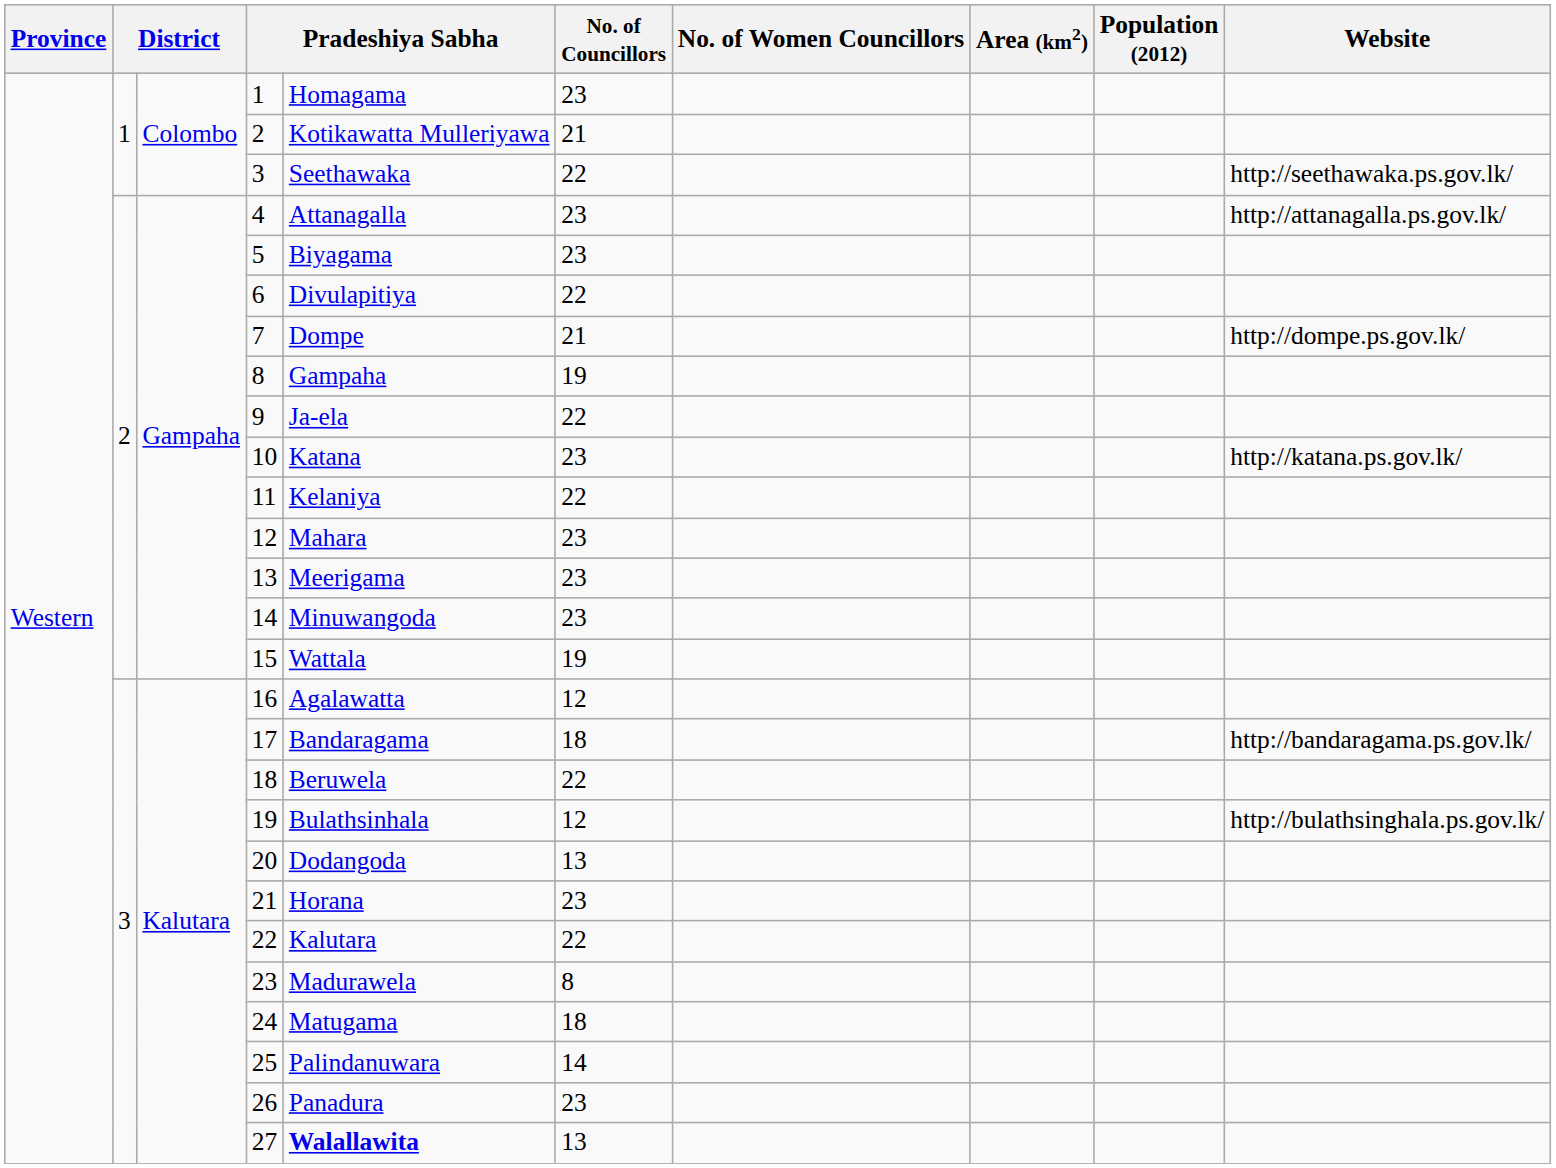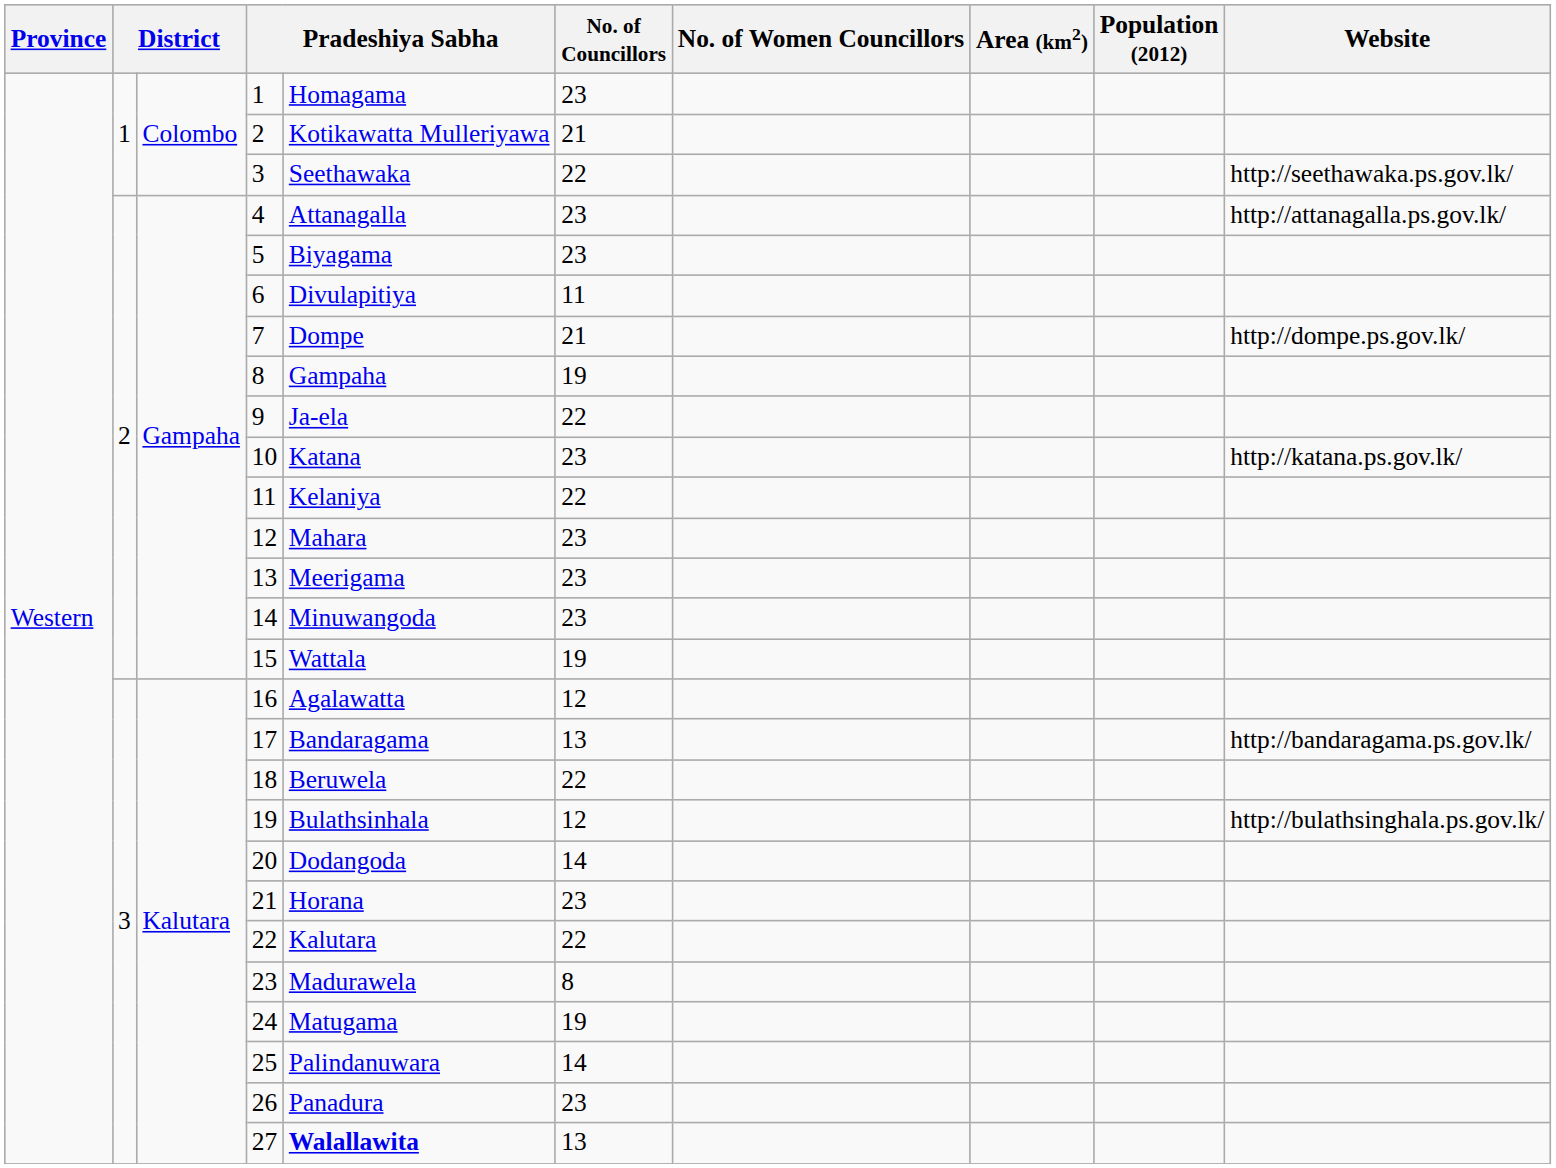(574, 295) 22 -> (573, 295) 11
(574, 739) 18 -> (574, 739) 13
(574, 860) 13 -> (574, 860) 14
(574, 1021) 18 -> (574, 1021) 19
